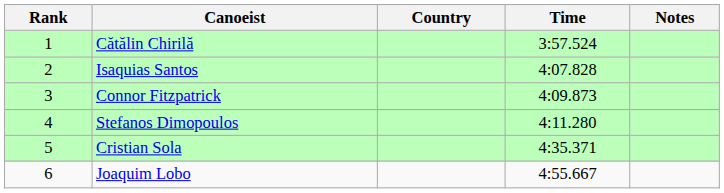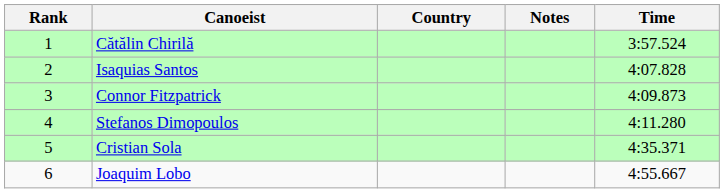columns swapped: (568, 17) <-> (675, 17)
